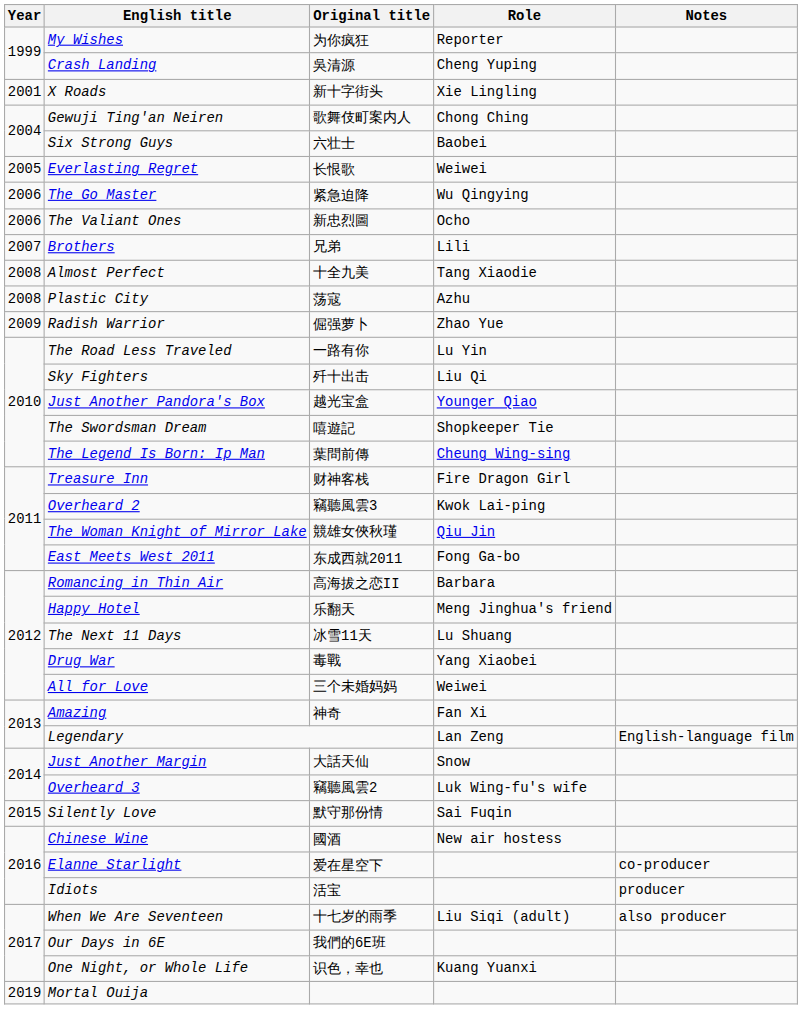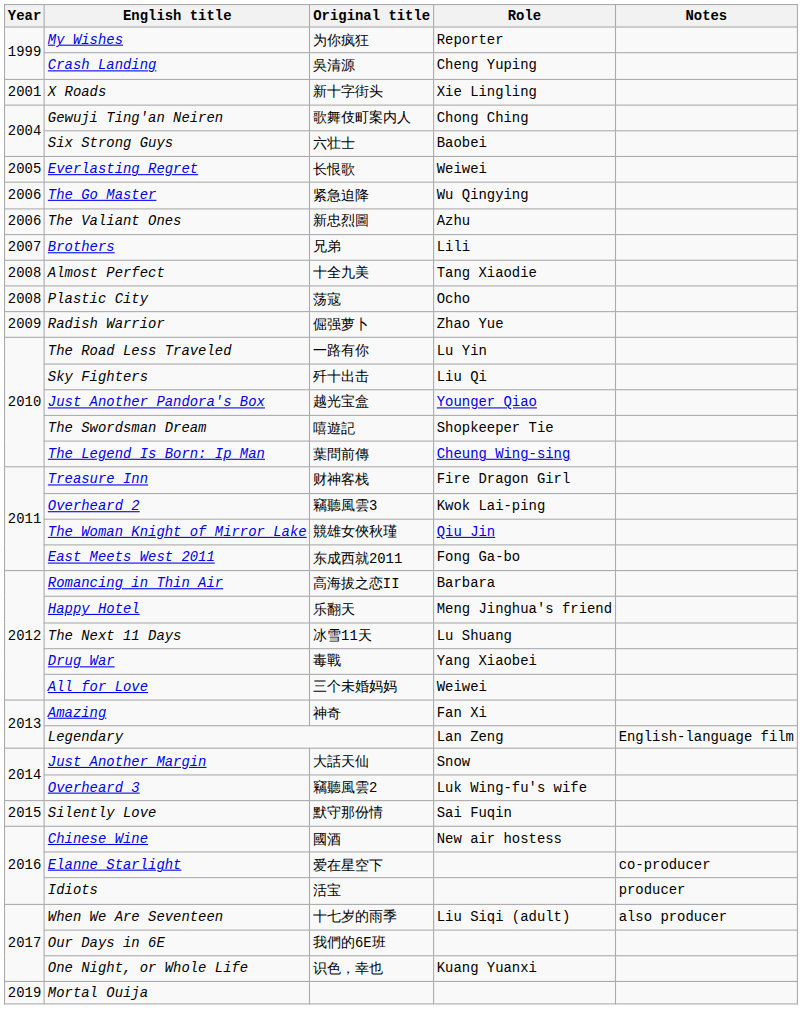(453, 221) Ocho -> (453, 221) Azhu
(453, 299) Azhu -> (453, 299) Ocho
